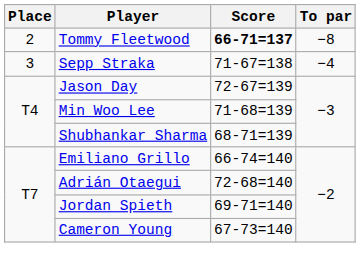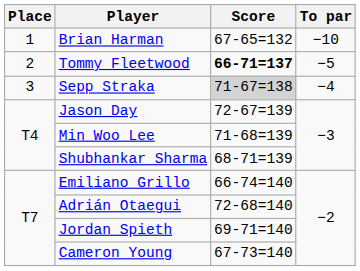+ row: (111, 40)
(326, 40) −8 -> (326, 64) −5
(253, 64) no background -> (253, 88) lightgrey background
